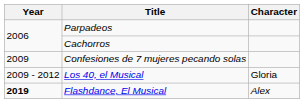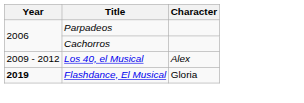- row: (155, 59)
(264, 75) Gloria -> (180, 59) Alex
(260, 91) Alex -> (184, 75) Gloria
